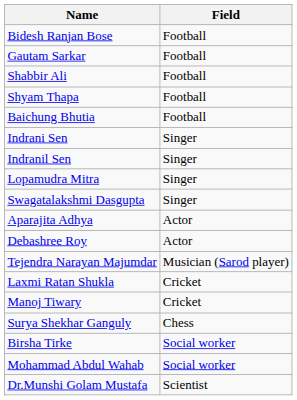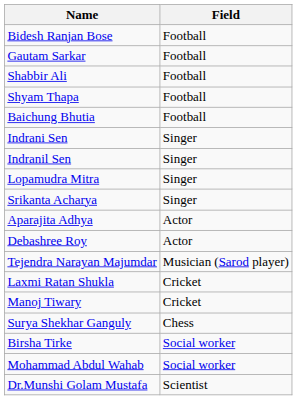+ row: (52, 199)
- row: (76, 199)
